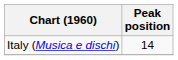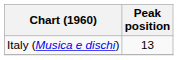(147, 45) 14 -> (147, 45) 13
